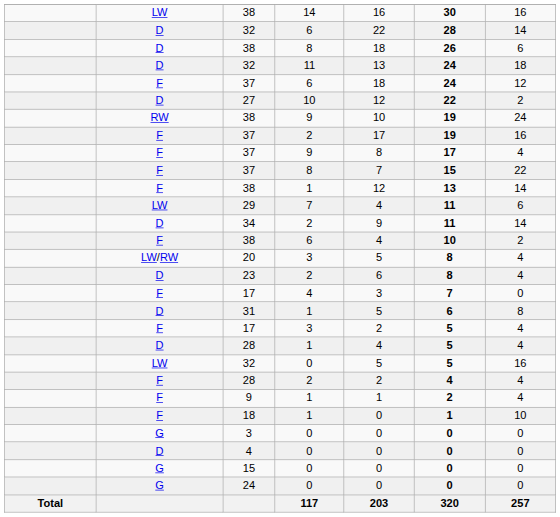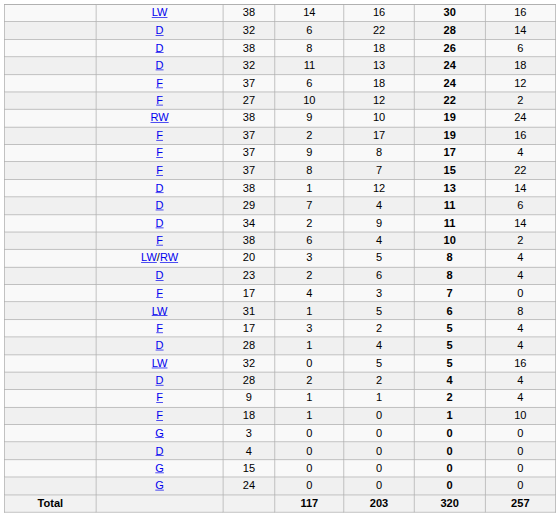(160, 100) D -> (160, 100) F
(160, 188) F -> (160, 188) D
(160, 205) LW -> (160, 205) D
(160, 310) D -> (160, 310) LW
(160, 380) F -> (160, 380) D
